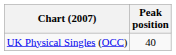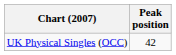(151, 42) 40 -> (151, 42) 42
